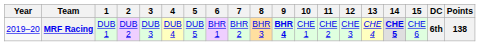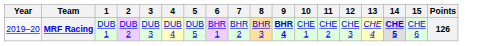- column: (436, 11)
(460, 29) 138 -> (443, 29) 126
